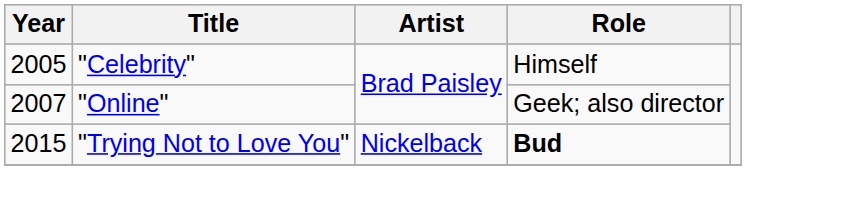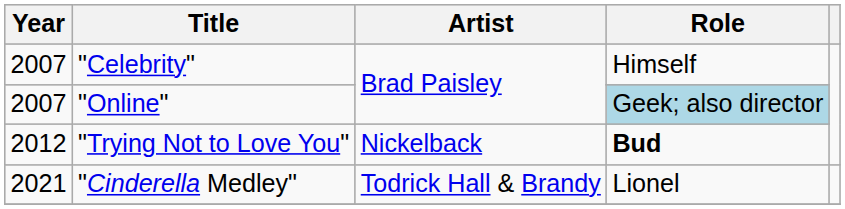(39, 64) 2005 -> (39, 64) 2007
(619, 104) no background -> (718, 104) lightblue background
(39, 143) 2015 -> (39, 143) 2012
+ row: (187, 183)
